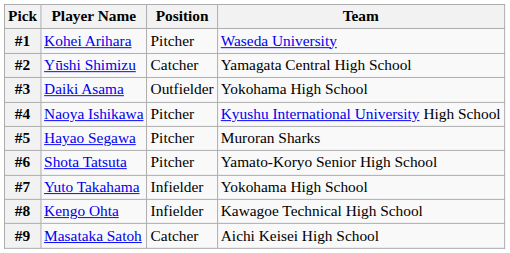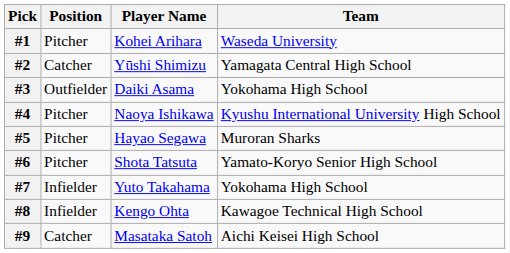columns swapped: (94, 16) <-> (182, 16)
